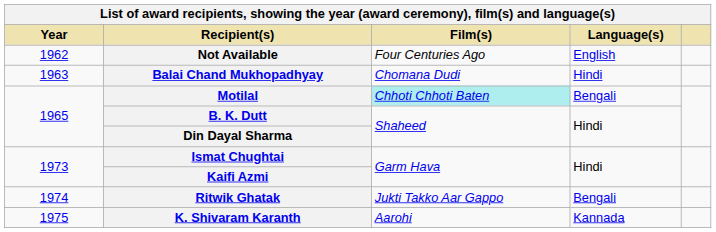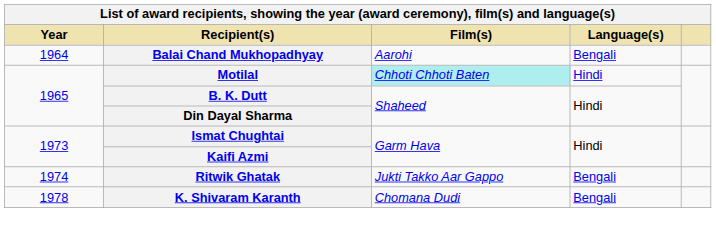- row: (238, 55)
(54, 75) 1963 -> (54, 55) 1964
(417, 75) Chomana Dudi -> (393, 55) Aarohi
(588, 75) Hindi -> (595, 55) Bengali
(595, 95) Bengali -> (588, 75) Hindi
(54, 217) 1975 -> (54, 197) 1978
(393, 217) Aarohi -> (417, 197) Chomana Dudi
(599, 217) Kannada -> (595, 197) Bengali
